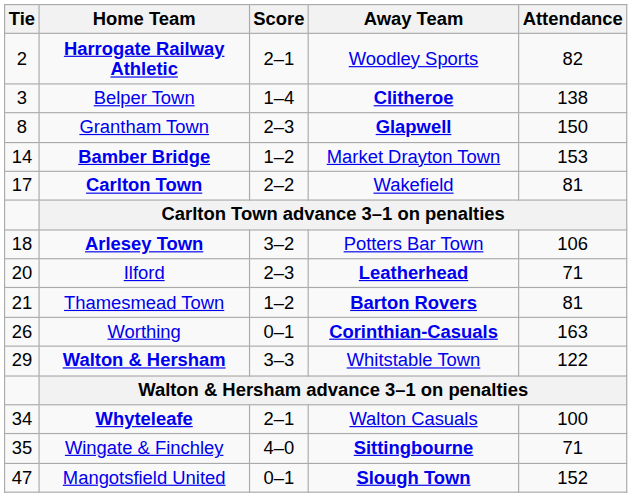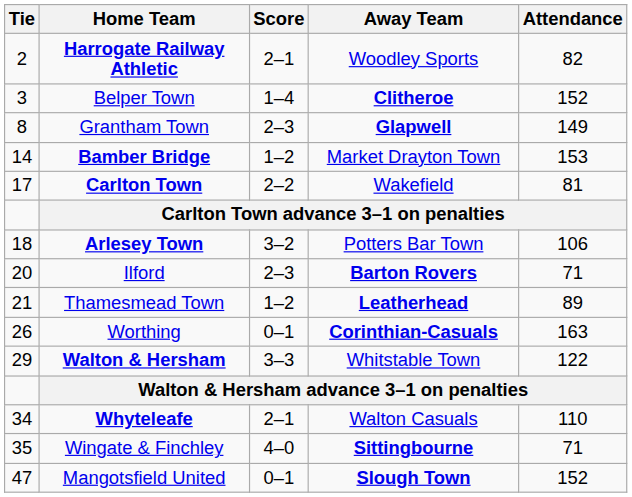(573, 98) 138 -> (573, 98) 152
(573, 127) 150 -> (573, 127) 149
(414, 273) Leatherhead -> (414, 273) Barton Rovers
(414, 302) Barton Rovers -> (414, 302) Leatherhead
(573, 302) 81 -> (573, 302) 89
(573, 419) 100 -> (573, 419) 110
